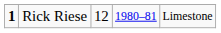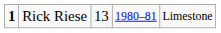(101, 16) 12 -> (101, 16) 13
